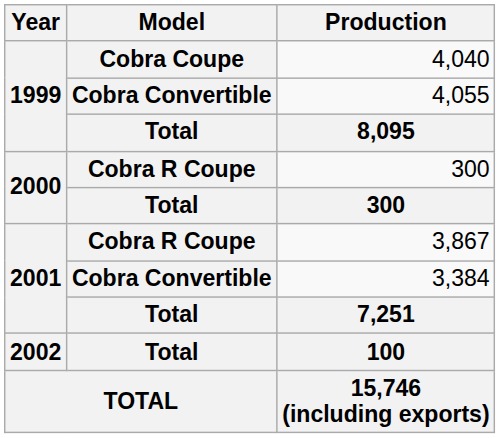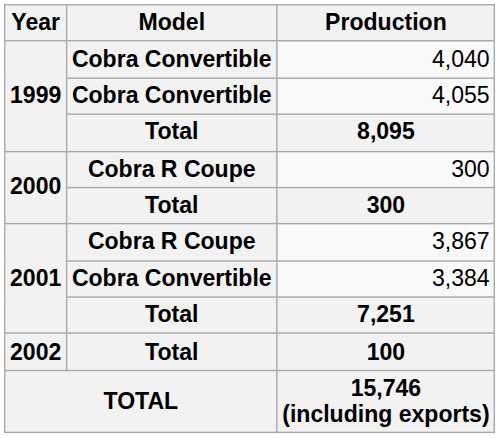(172, 59) Cobra Coupe -> (172, 59) Cobra Convertible
